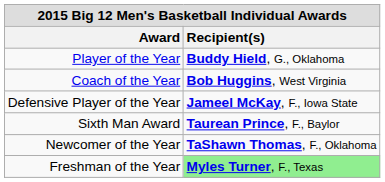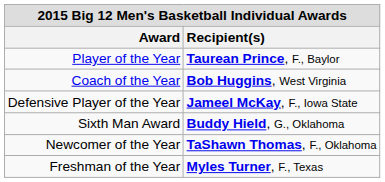(265, 59) Buddy Hield, G., Oklahoma -> (263, 59) Taurean Prince, F., Baylor
(263, 124) Taurean Prince, F., Baylor -> (265, 124) Buddy Hield, G., Oklahoma
(255, 167) lightgreen background -> (255, 167) no background
